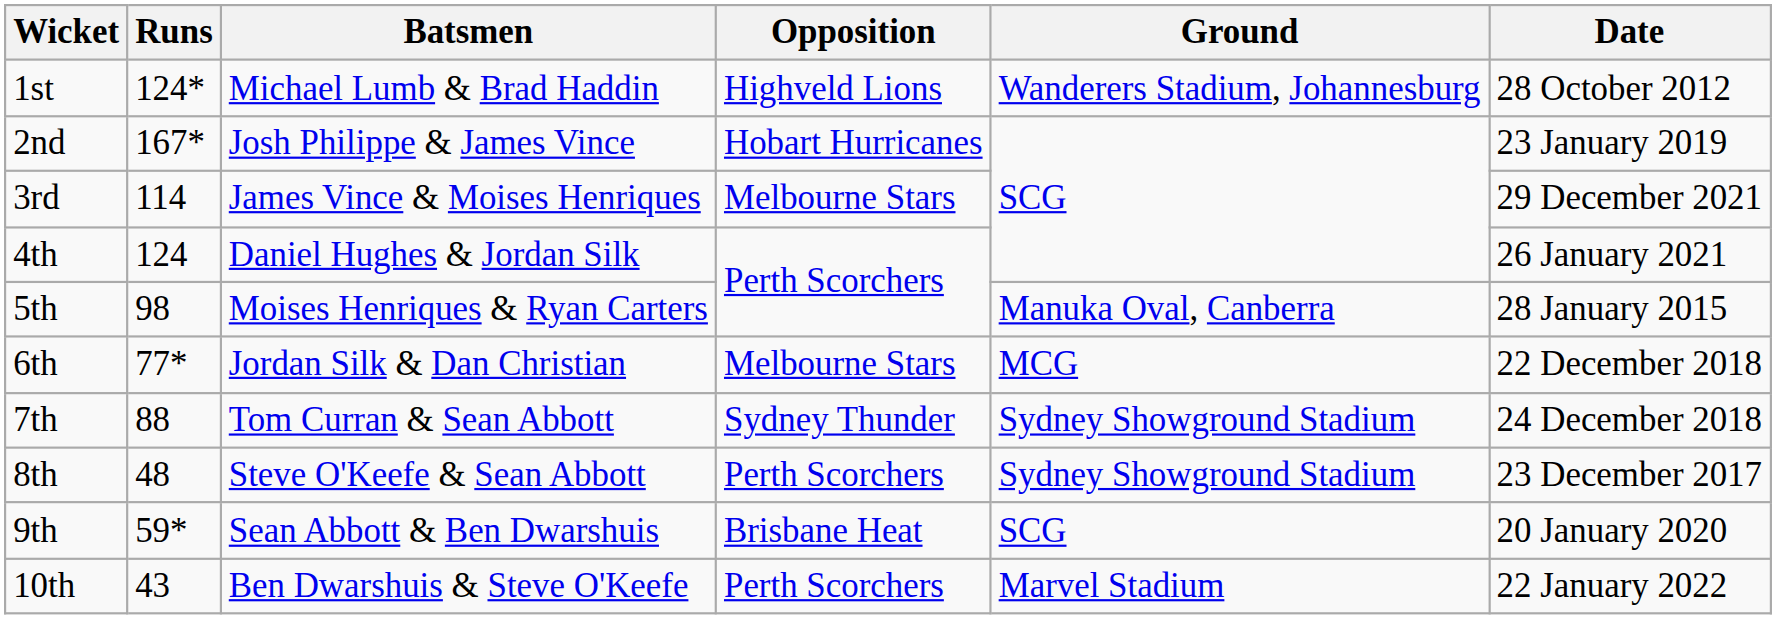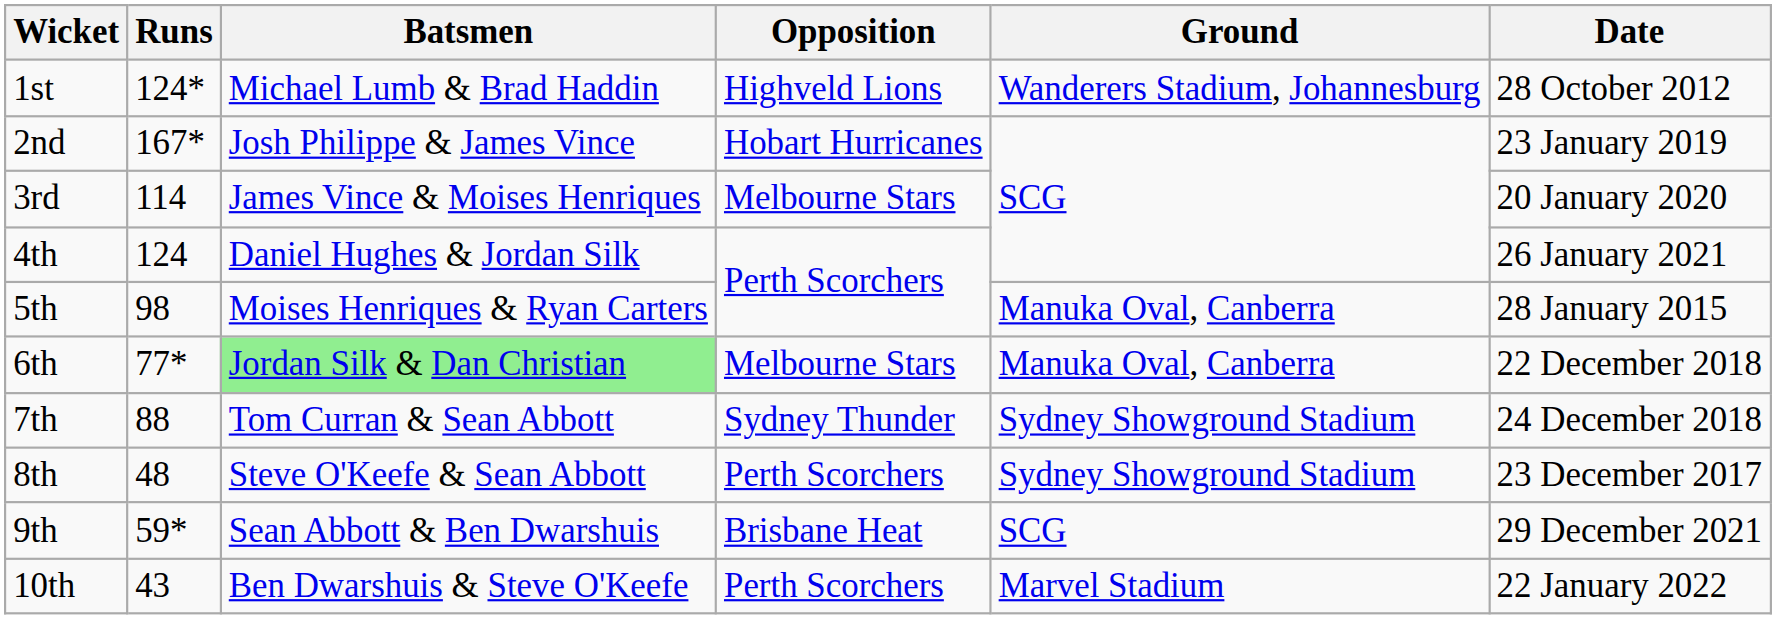(1629, 198) 29 December 2021 -> (1612, 198) 20 January 2020
(427, 364) no background -> (427, 364) lightgreen background
(1038, 364) MCG -> (1167, 364) Manuka Oval, Canberra
(1612, 530) 20 January 2020 -> (1629, 530) 29 December 2021
